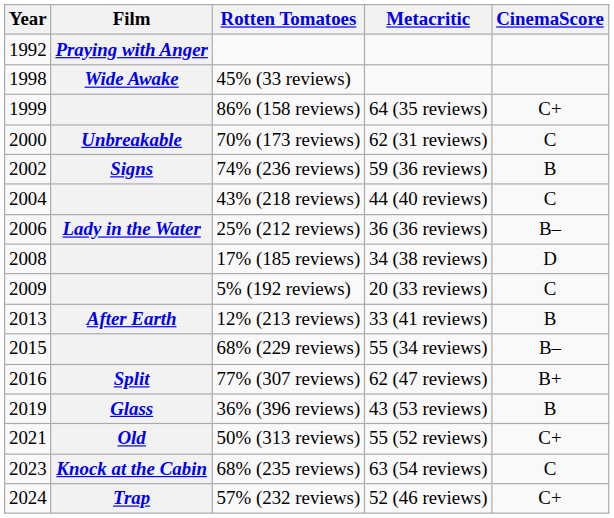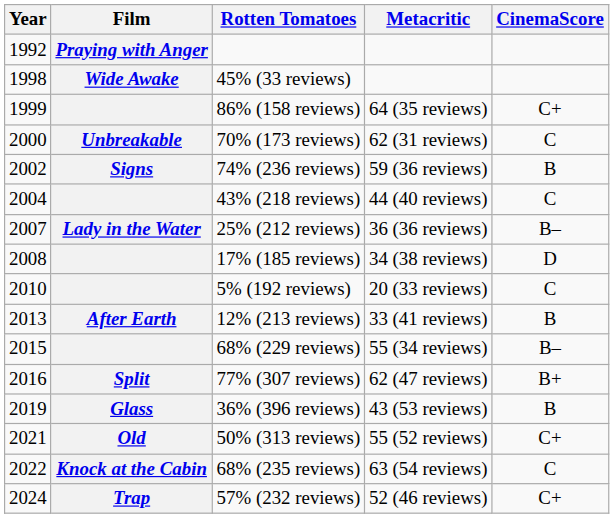(28, 229) 2006 -> (28, 229) 2007
(28, 288) 2009 -> (28, 288) 2010
(28, 468) 2023 -> (28, 468) 2022
